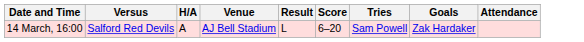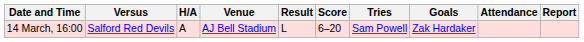+ column: (559, 12)
